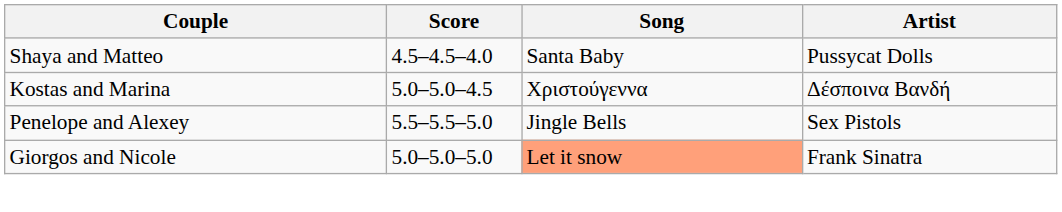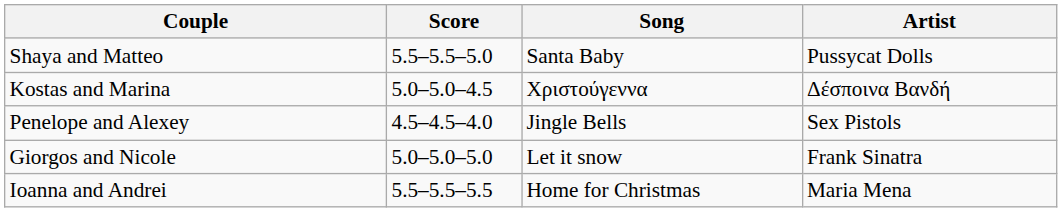(442, 55) 4.5–4.5–4.0 -> (442, 55) 5.5–5.5–5.0
(442, 122) 5.5–5.5–5.0 -> (442, 122) 4.5–4.5–4.0
(574, 156) lightsalmon background -> (574, 156) no background
+ row: (88, 190)
